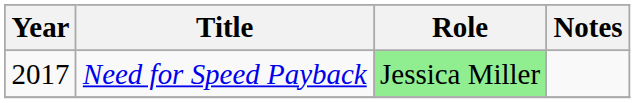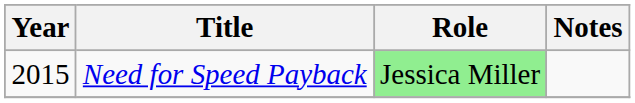(41, 73) 2017 -> (41, 73) 2015
